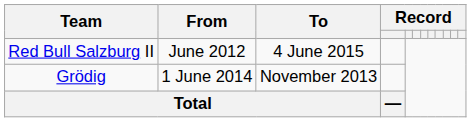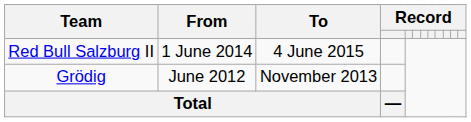(207, 51) June 2012 -> (207, 51) 1 June 2014
(207, 77) 1 June 2014 -> (207, 77) June 2012
